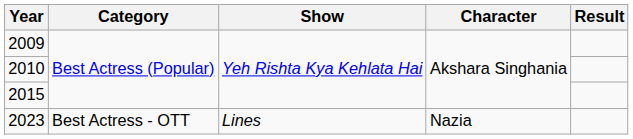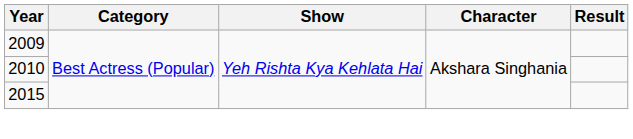- row: (26, 120)
